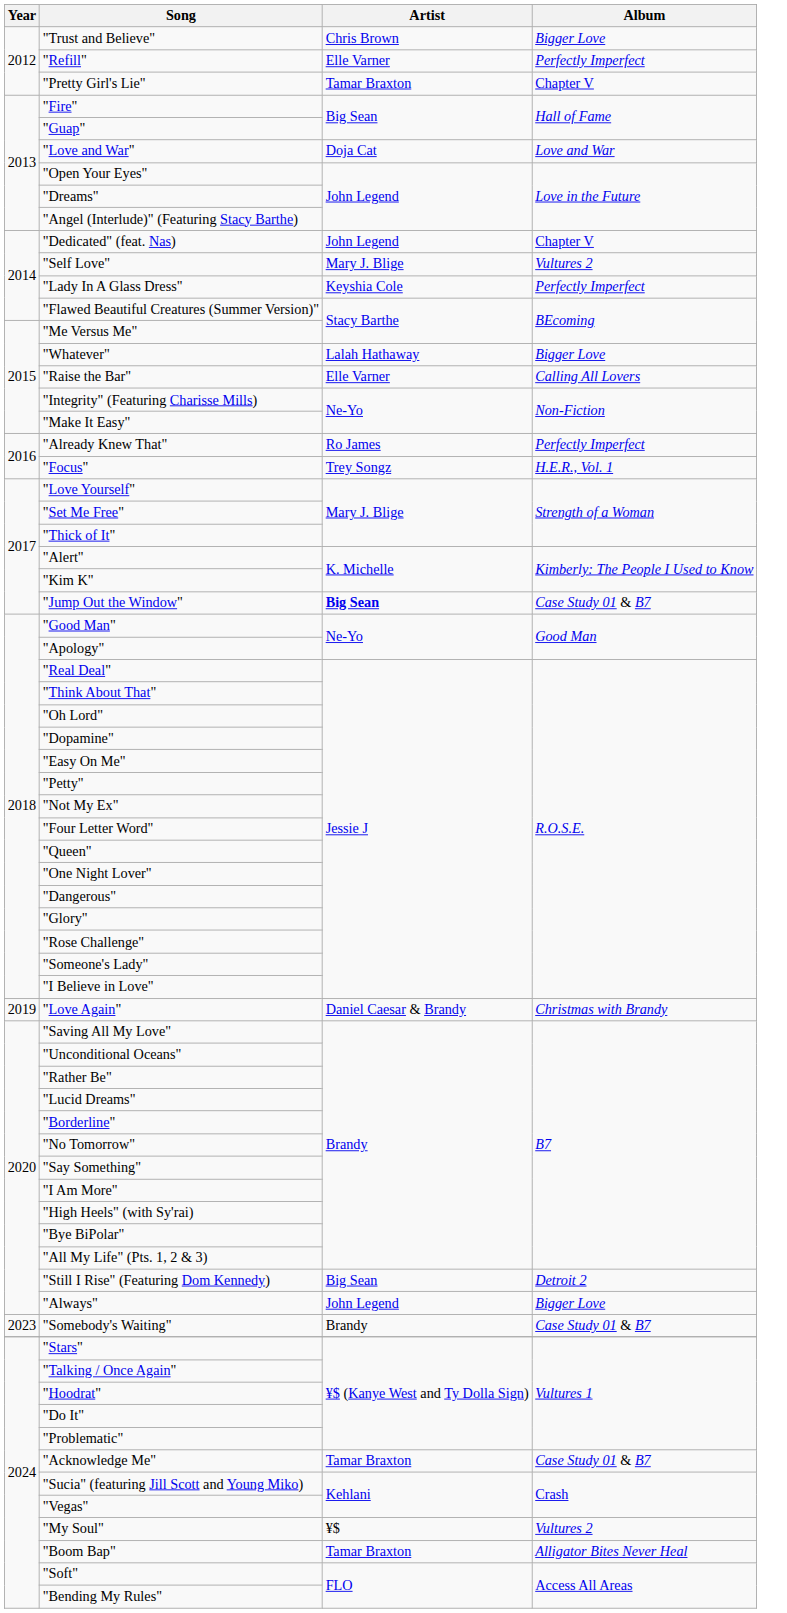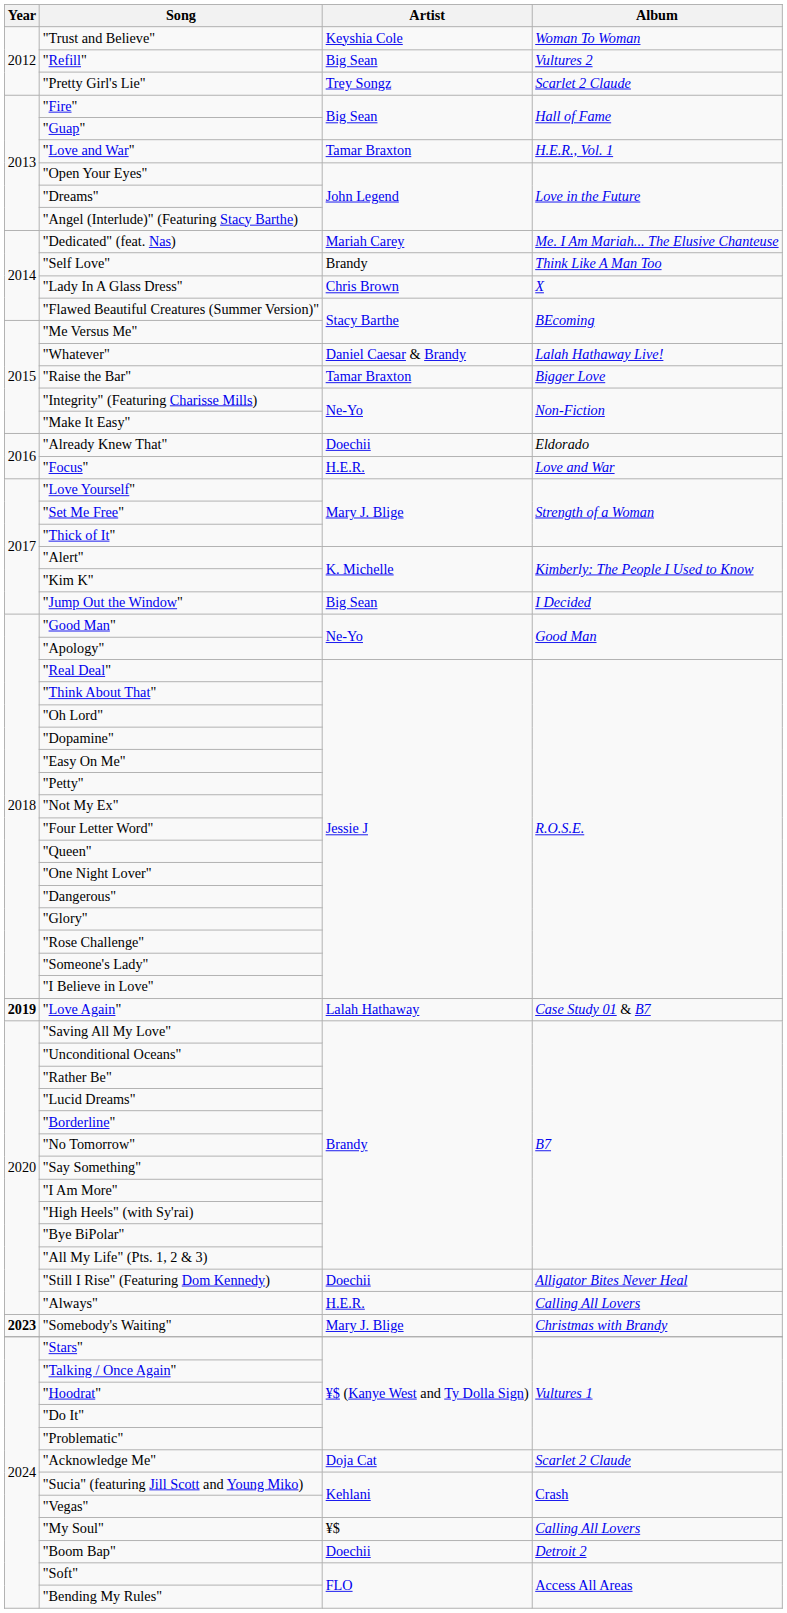(362, 38) Chris Brown -> (364, 38) Keyshia Cole
(570, 38) Bigger Love -> (588, 38) Woman To Woman
(358, 60) Elle Varner -> (352, 60) Big Sean
(590, 60) Perfectly Imperfect -> (564, 60) Vultures 2
(368, 83) Tamar Braxton -> (358, 83) Trey Songz
(565, 83) Chapter V -> (583, 83) Scarlet 2 Claude
(351, 151) Doja Cat -> (368, 151) Tamar Braxton
(575, 151) Love and War -> (574, 151) H.E.R., Vol. 1
(362, 241) John Legend -> (365, 241) Mariah Carey
(565, 241) Chapter V -> (657, 241) Me. I Am Mariah... The Elusive Chanteuse
(365, 264) Mary J. Blige -> (347, 264) Brandy
(564, 264) Vultures 2 -> (598, 264) Think Like A Man Too
(364, 286) Keyshia Cole -> (362, 286) Chris Brown
(590, 286) Perfectly Imperfect -> (540, 286) X
(373, 354) Lalah Hathaway -> (396, 354) Daniel Caesar & Brandy
(570, 354) Bigger Love -> (599, 354) Lalah Hathaway Live!
(358, 377) Elle Varner -> (368, 377) Tamar Braxton
(588, 377) Calling All Lovers -> (570, 377) Bigger Love
(353, 444) Ro James -> (348, 444) Doechii
(590, 444) Perfectly Imperfect -> (562, 444) Eldorado
(358, 467) Trey Songz -> (345, 467) H.E.R.
(574, 467) H.E.R., Vol. 1 -> (575, 467) Love and War
(352, 602) bold -> (352, 602) normal
(593, 602) Case Study 01 & B7 -> (563, 602) I Decided
(22, 1009) normal -> (22, 1009) bold
(396, 1009) Daniel Caesar & Brandy -> (373, 1009) Lalah Hathaway
(601, 1009) Christmas with Brandy -> (593, 1009) Case Study 01 & B7
(352, 1280) Big Sean -> (348, 1280) Doechii
(561, 1280) Detroit 2 -> (611, 1280) Alligator Bites Never Heal
(362, 1303) John Legend -> (345, 1303) H.E.R.
(570, 1303) Bigger Love -> (588, 1303) Calling All Lovers
(22, 1325) normal -> (22, 1325) bold
(347, 1325) Brandy -> (365, 1325) Mary J. Blige
(593, 1325) Case Study 01 & B7 -> (601, 1325) Christmas with Brandy
(368, 1461) Tamar Braxton -> (351, 1461) Doja Cat
(593, 1461) Case Study 01 & B7 -> (583, 1461) Scarlet 2 Claude
(564, 1528) Vultures 2 -> (588, 1528) Calling All Lovers
(368, 1551) Tamar Braxton -> (348, 1551) Doechii
(611, 1551) Alligator Bites Never Heal -> (561, 1551) Detroit 2
